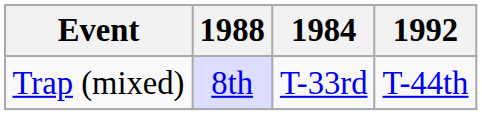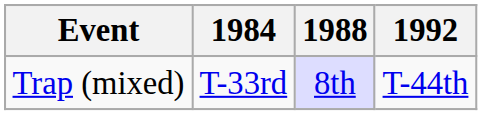columns swapped: (324, 30) <-> (232, 30)
